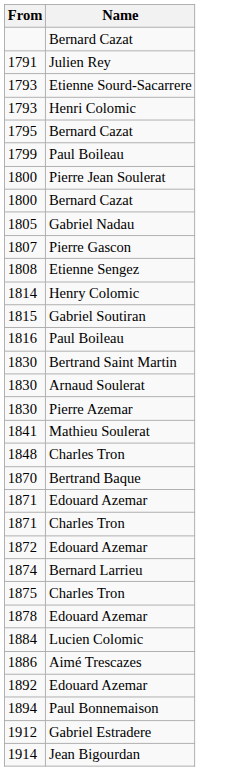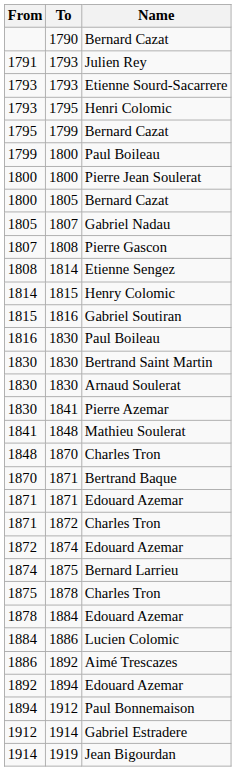+ column: (64, 16)
